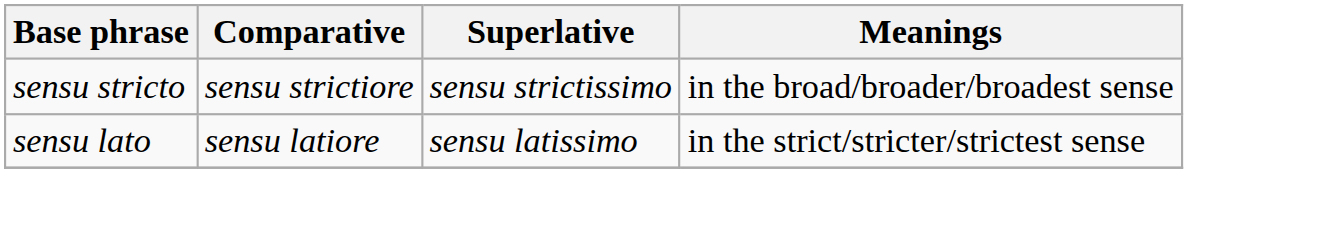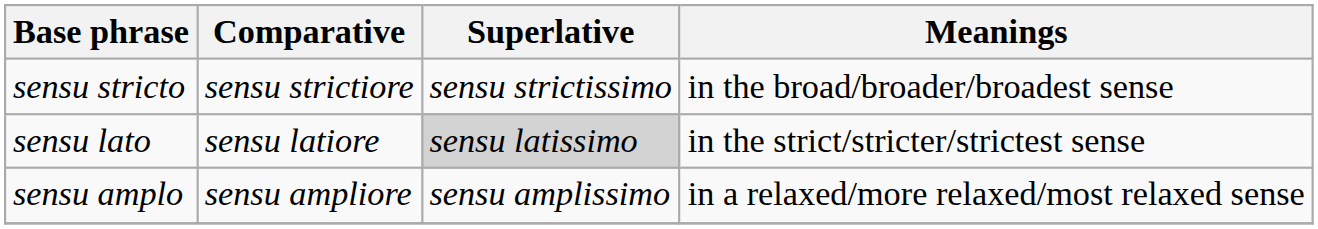(534, 140) no background -> (534, 140) lightgrey background
+ row: (98, 194)
